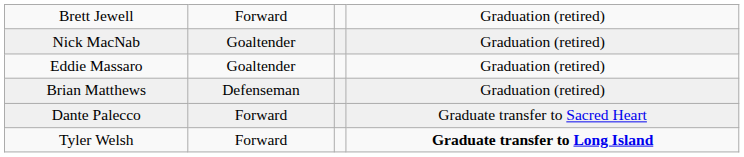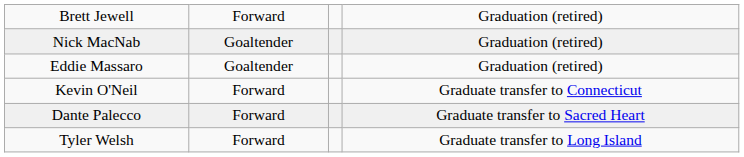- row: (96, 90)
+ row: (96, 90)
(543, 139) bold -> (540, 139) normal
